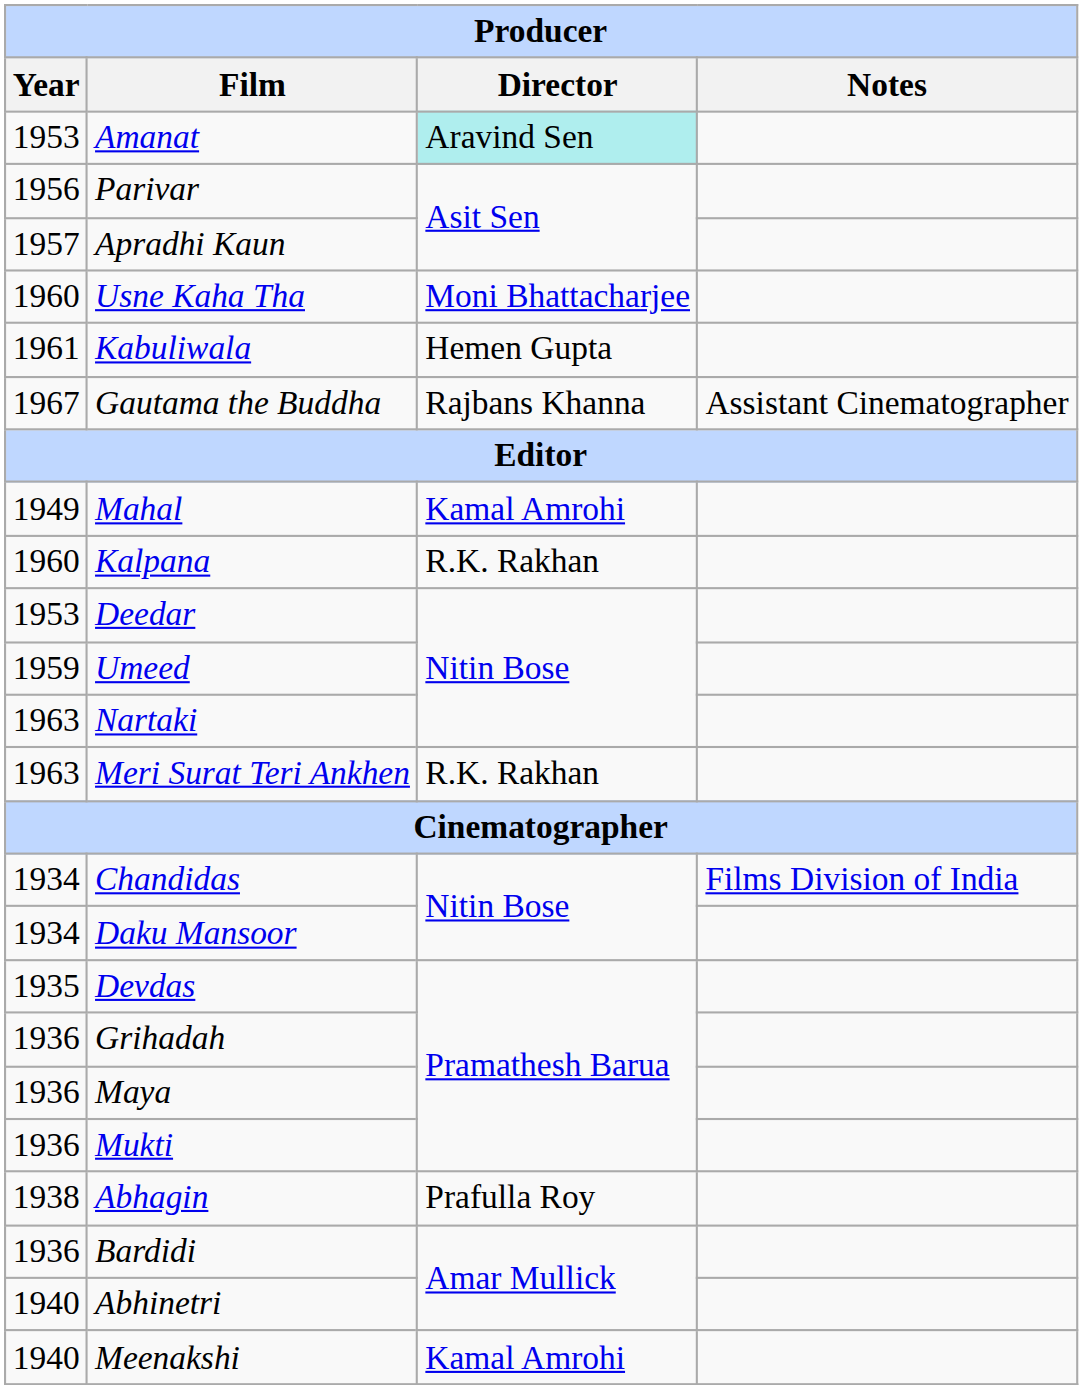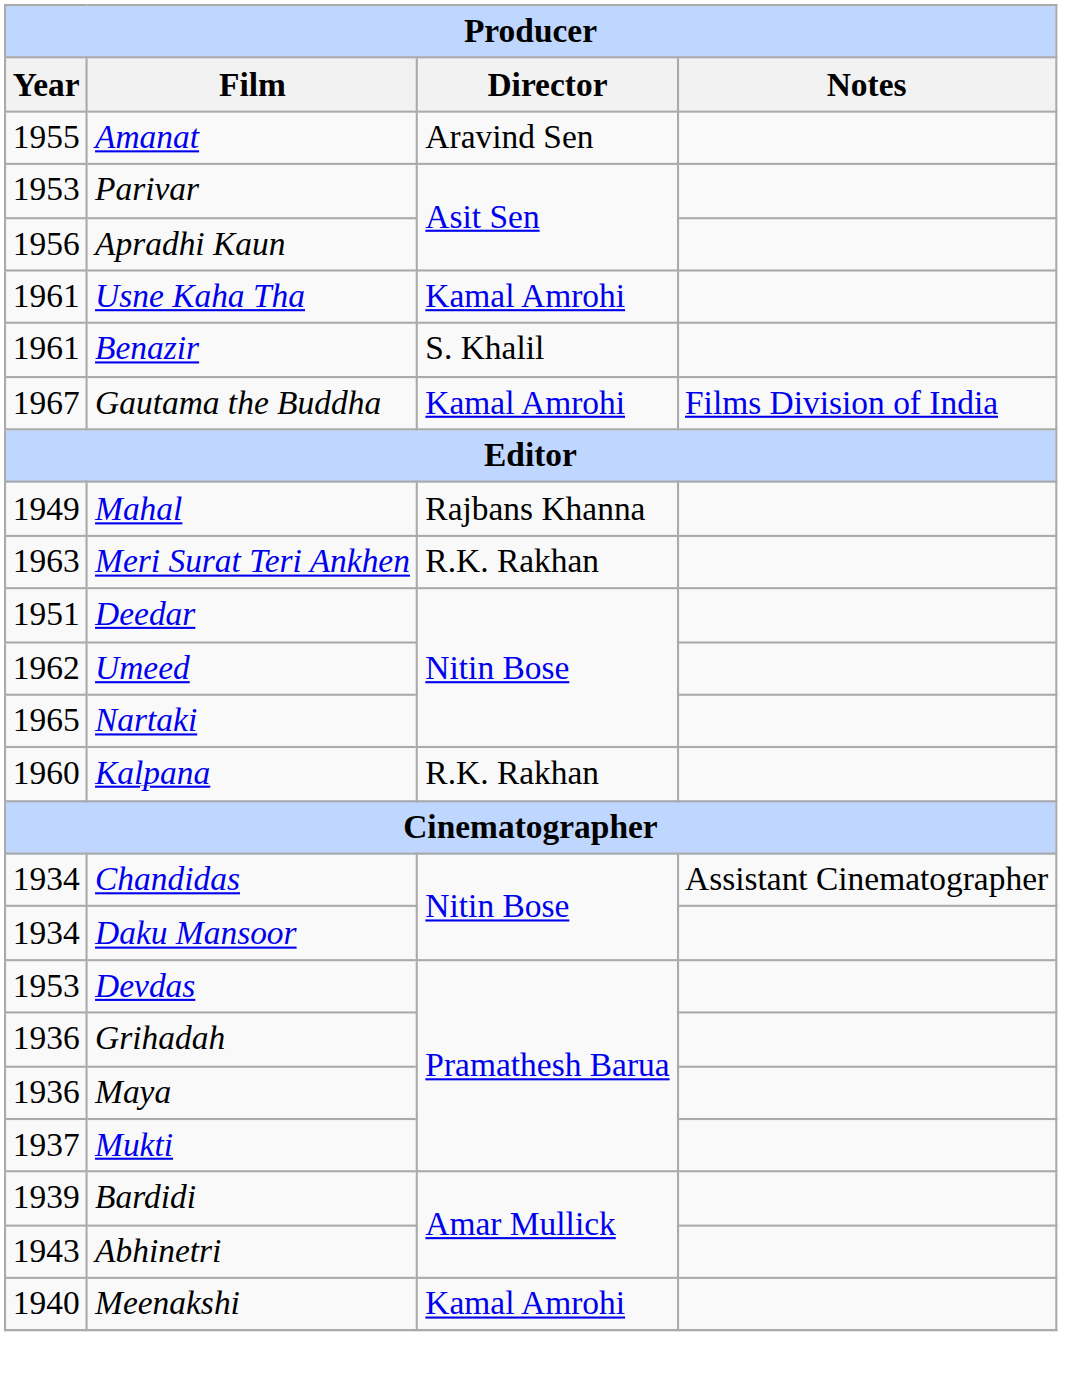(46, 137) 1953 -> (46, 137) 1955
(509, 137) paleturquoise background -> (509, 137) no background
(46, 190) 1956 -> (46, 190) 1953
(46, 243) 1957 -> (46, 243) 1956
(46, 296) 1960 -> (46, 296) 1961
(558, 296) Moni Bhattacharjee -> (525, 296) Kamal Amrohi
- row: (173, 349)
+ row: (147, 349)
(535, 402) Rajbans Khanna -> (525, 402) Kamal Amrohi
(887, 402) Assistant Cinematographer -> (842, 402) Films Division of India
(525, 508) Kamal Amrohi -> (535, 508) Rajbans Khanna
rows swapped: (153, 561) <-> (252, 773)
(46, 614) 1953 -> (46, 614) 1951
(46, 667) 1959 -> (46, 667) 1962
(46, 720) 1963 -> (46, 720) 1965
(862, 879) Films Division of India -> (867, 879) Assistant Cinematographer
(46, 985) 1935 -> (46, 985) 1953
(46, 1144) 1936 -> (46, 1144) 1937
- row: (152, 1197)
(46, 1250) 1936 -> (46, 1197) 1939
(46, 1303) 1940 -> (46, 1250) 1943
